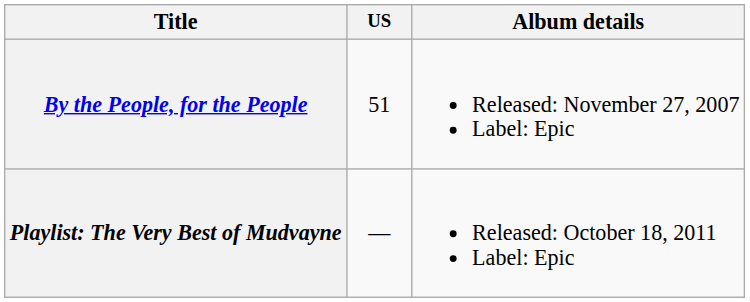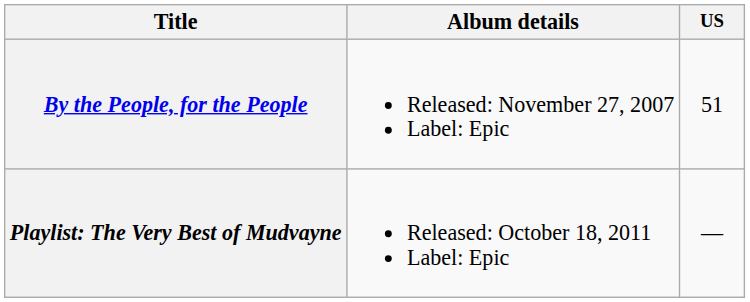columns swapped: (578, 22) <-> (379, 22)
